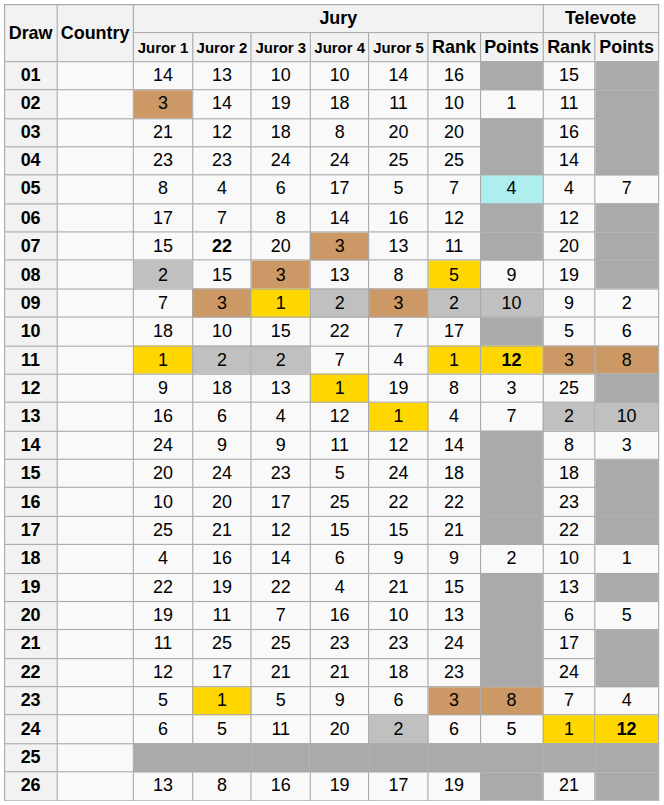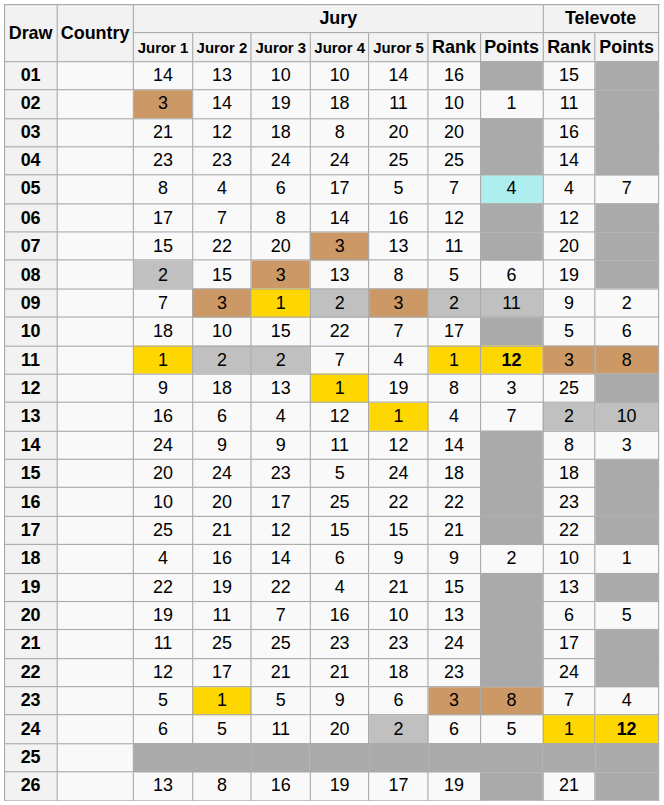(222, 246) bold -> (222, 246) normal
(454, 274) gold background -> (454, 274) no background
(512, 274) 9 -> (512, 274) 6
(512, 302) 10 -> (512, 302) 11
